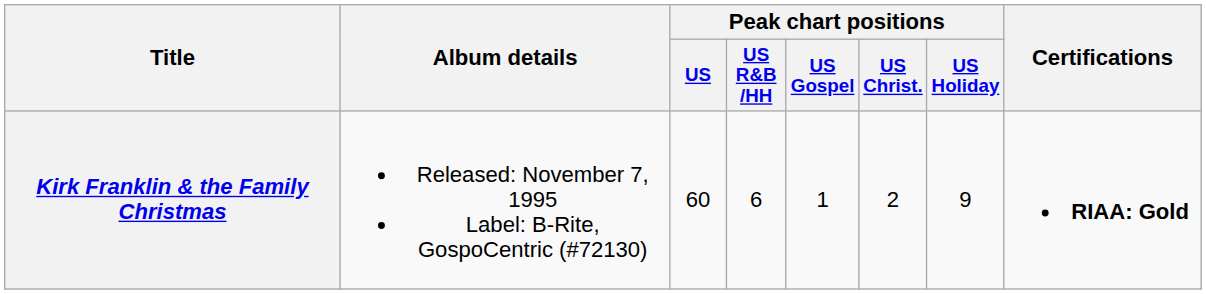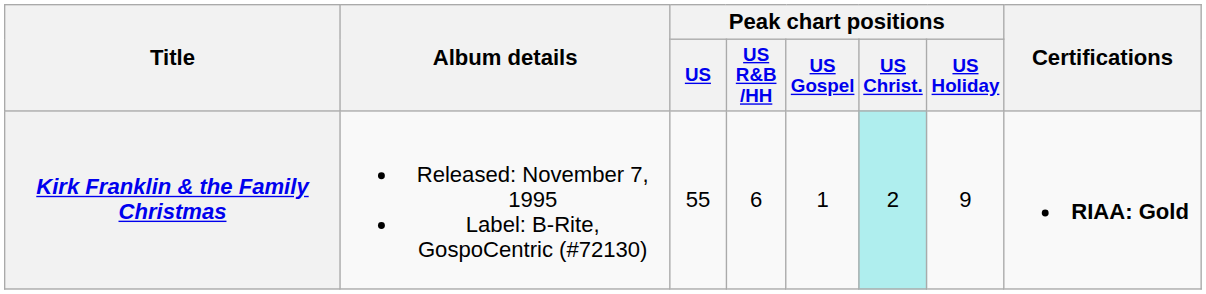(698, 199) 60 -> (698, 199) 55
(893, 199) no background -> (893, 199) paleturquoise background
